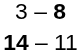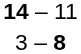rows swapped: (40, 43) <-> (41, 11)
